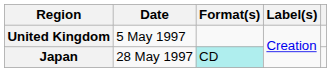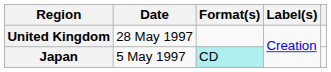(151, 36) 5 May 1997 -> (155, 36) 28 May 1997
(155, 57) 28 May 1997 -> (151, 57) 5 May 1997
